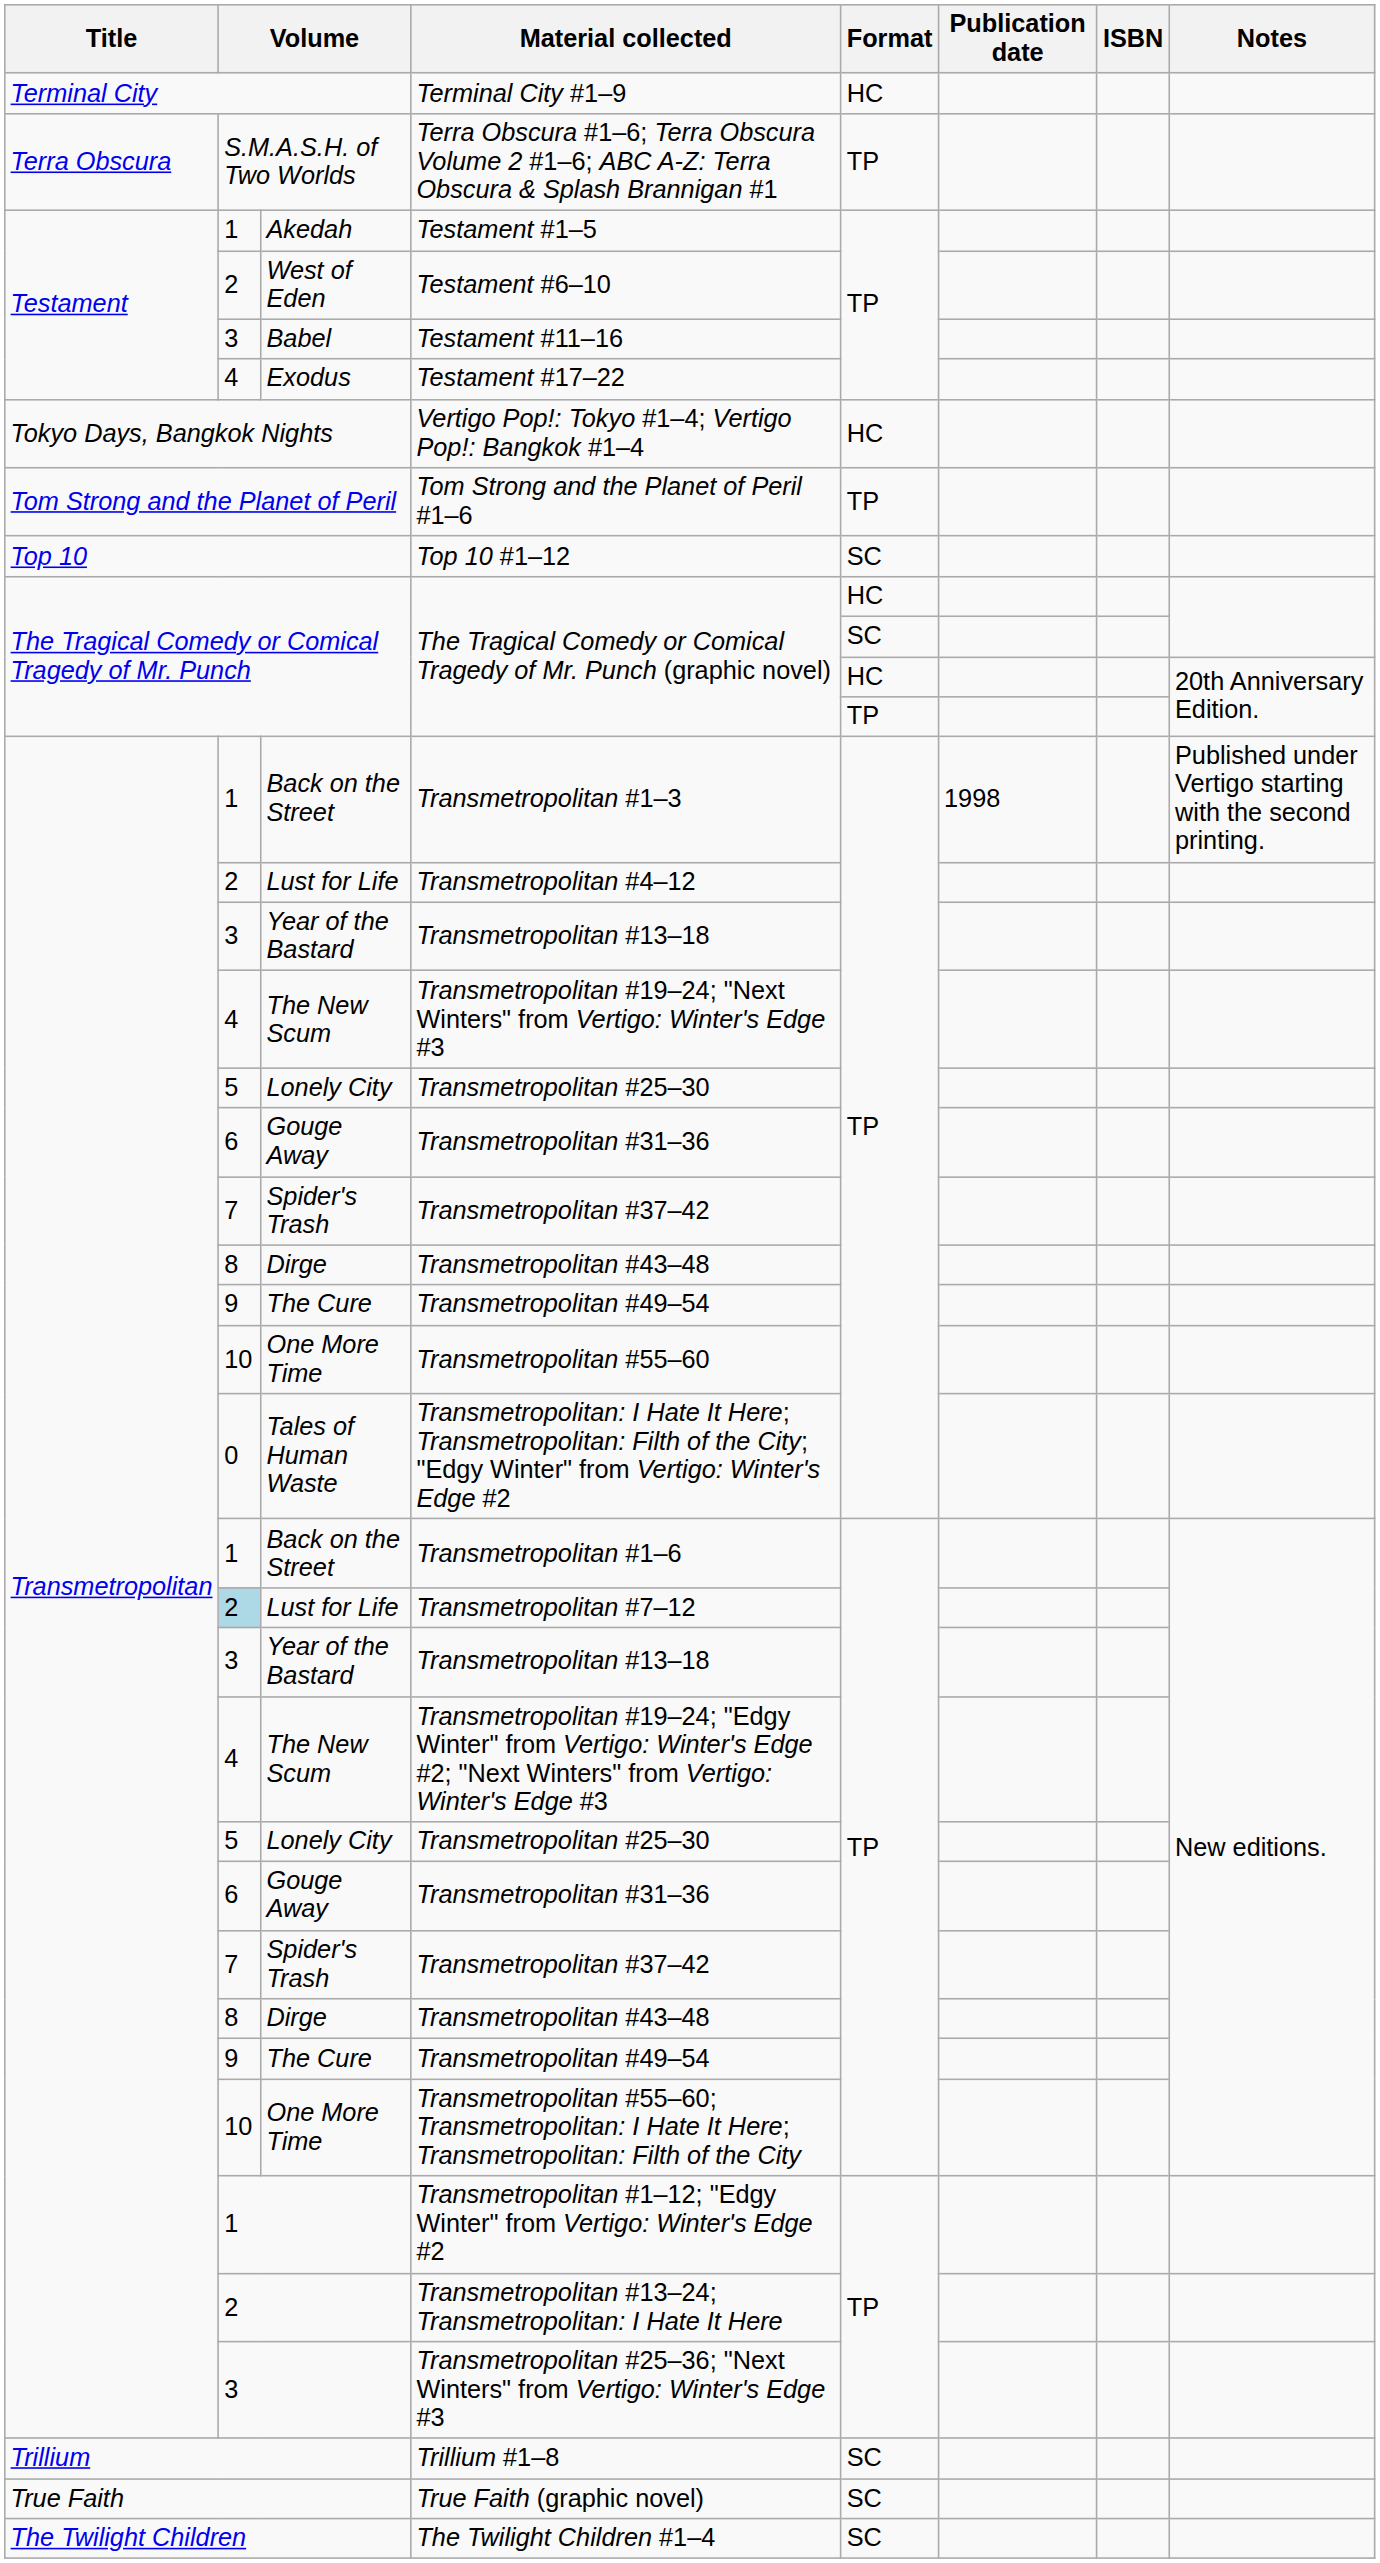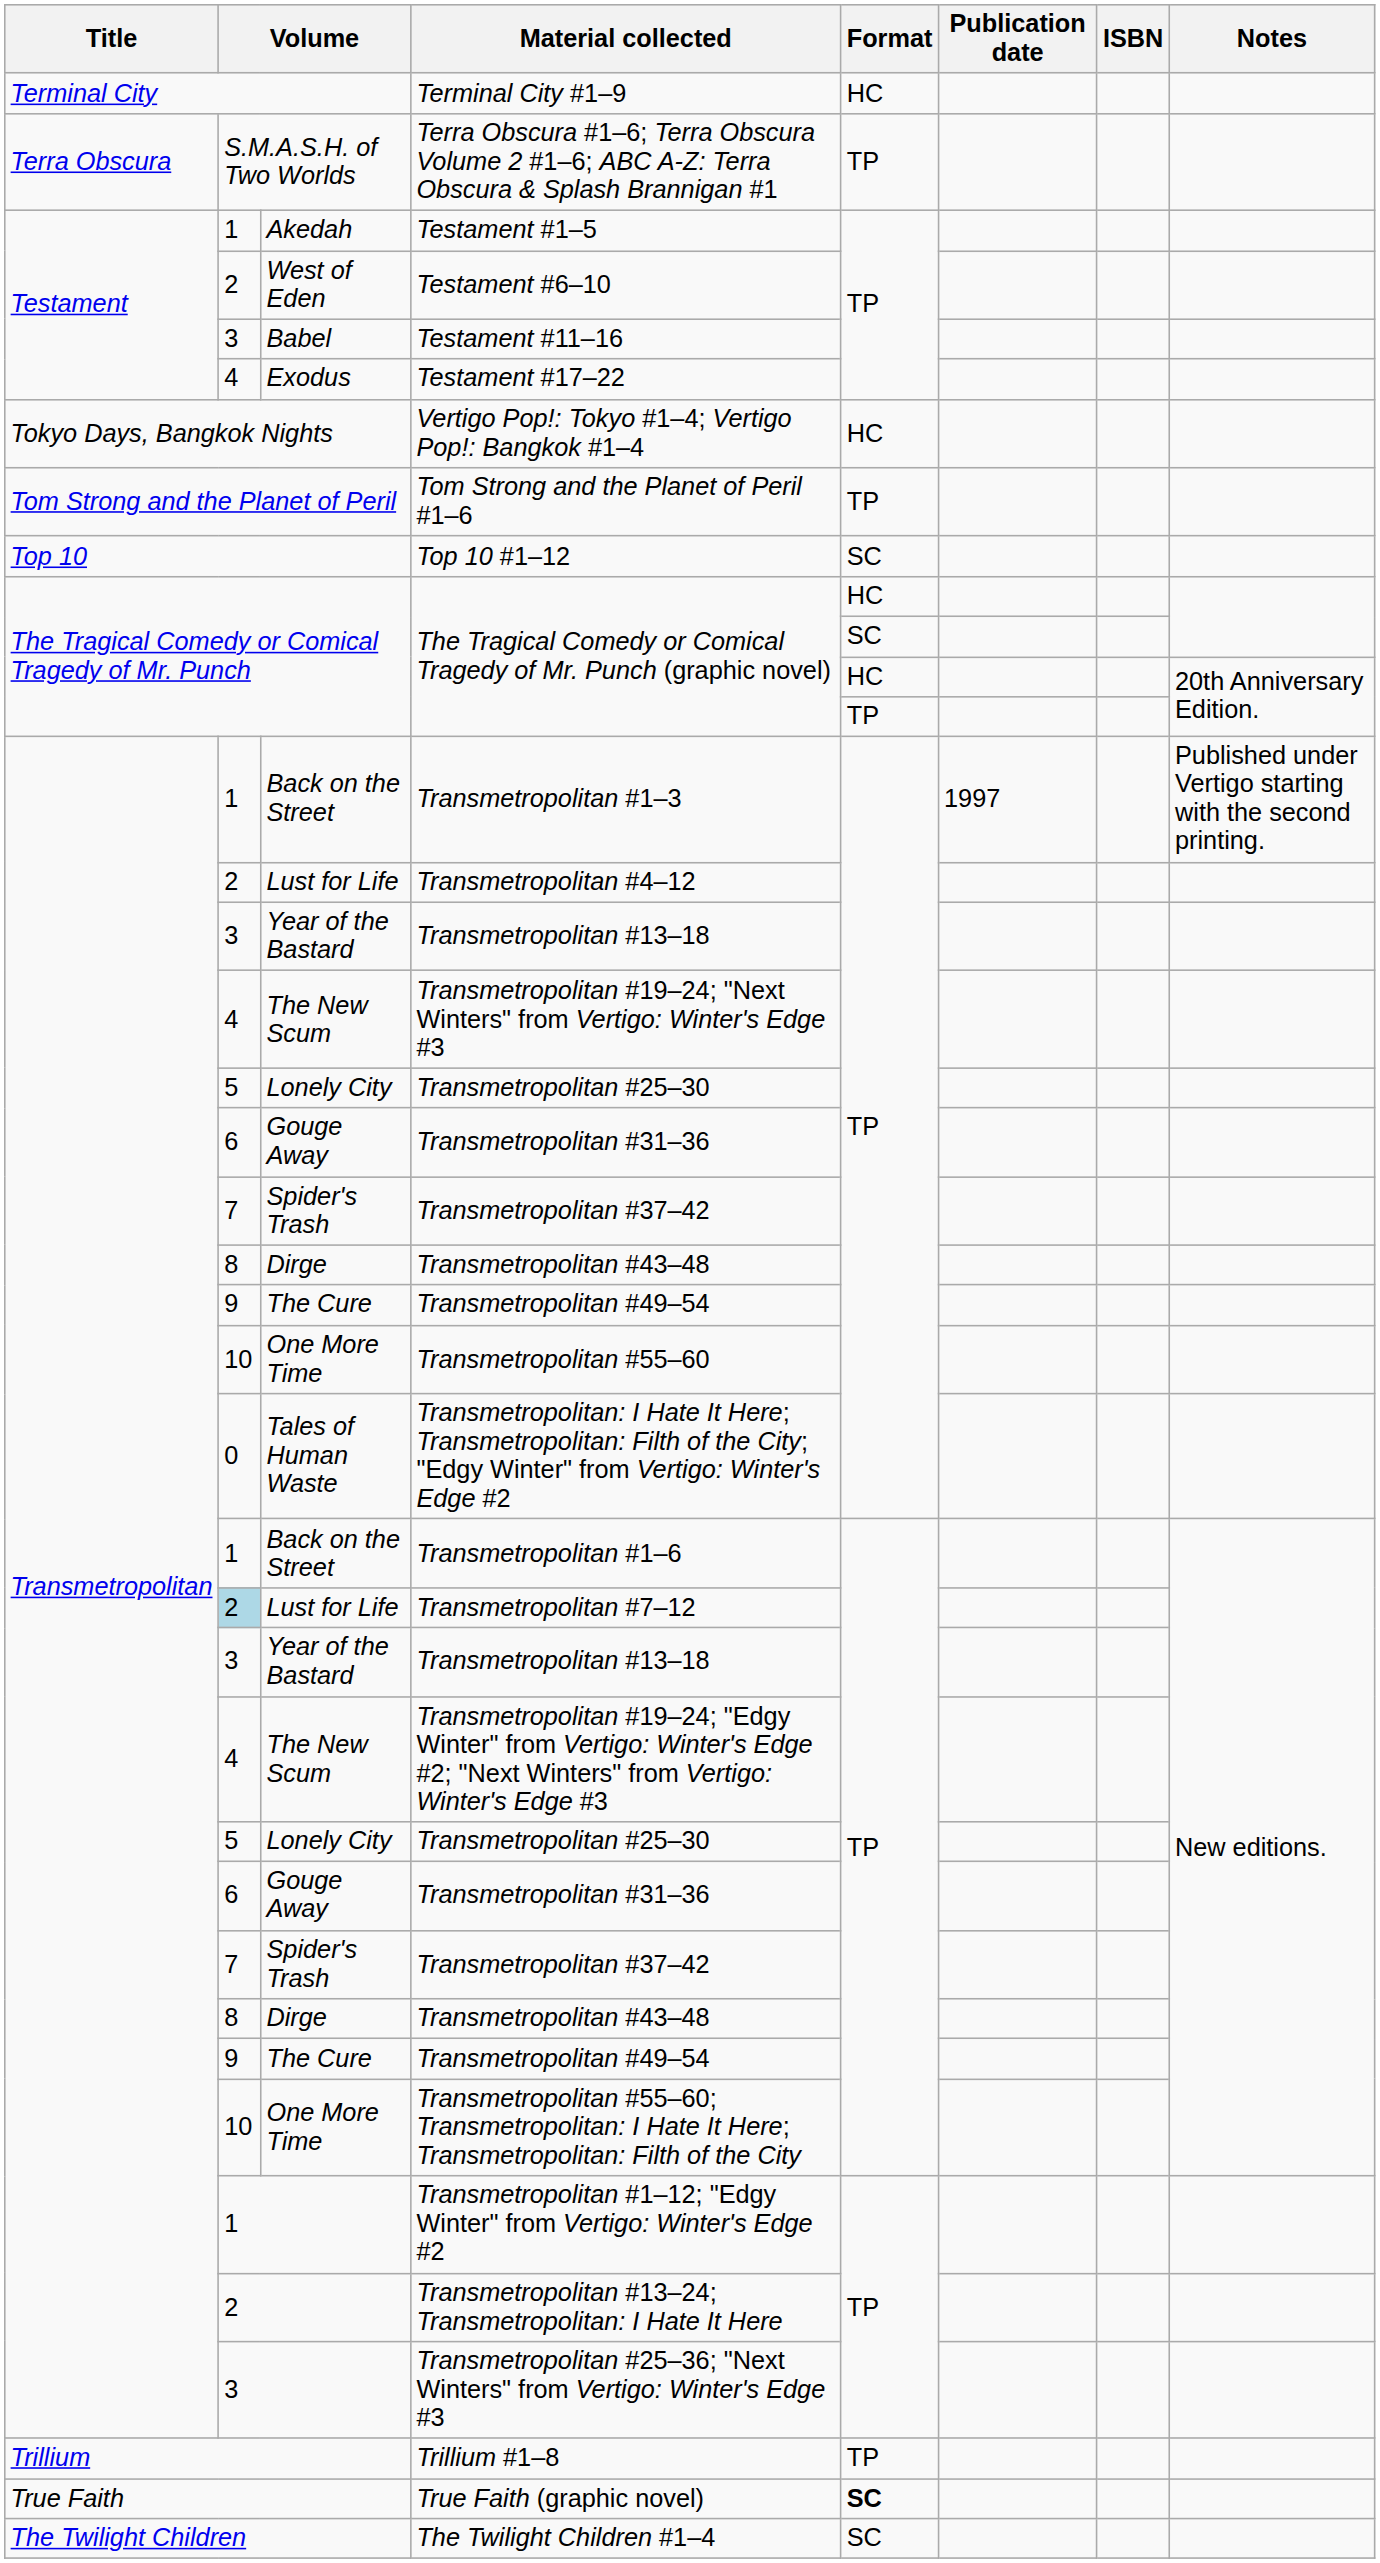(972, 799) 1998 -> (972, 799) 1997
(864, 2458) SC -> (863, 2458) TP
(864, 2498) normal -> (864, 2498) bold
